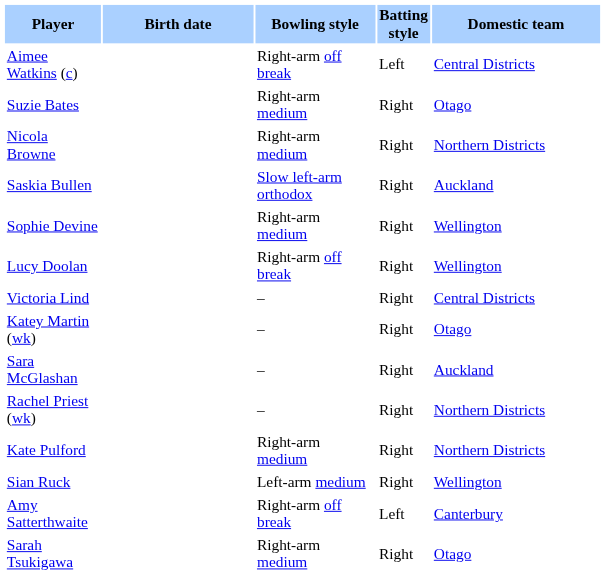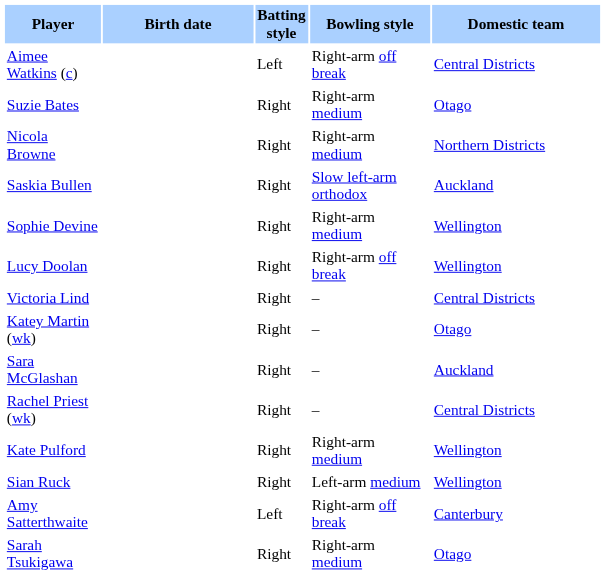columns swapped: (404, 24) <-> (315, 24)
(489, 410) Northern Districts -> (484, 410) Central Districts
(489, 450) Northern Districts -> (468, 450) Wellington
